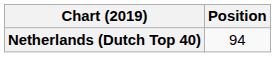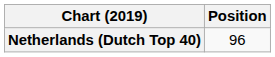(237, 39) 94 -> (237, 39) 96
